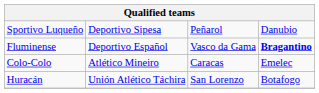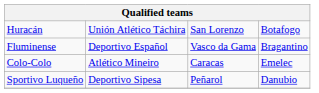rows swapped: (25, 79) <-> (45, 29)
(286, 46) bold -> (284, 46) normal
